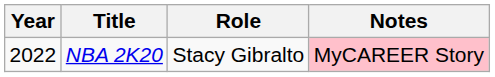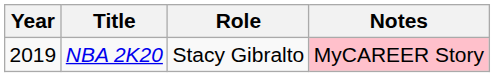(33, 54) 2022 -> (33, 54) 2019
